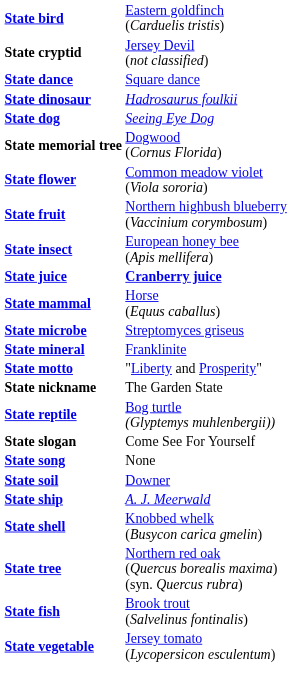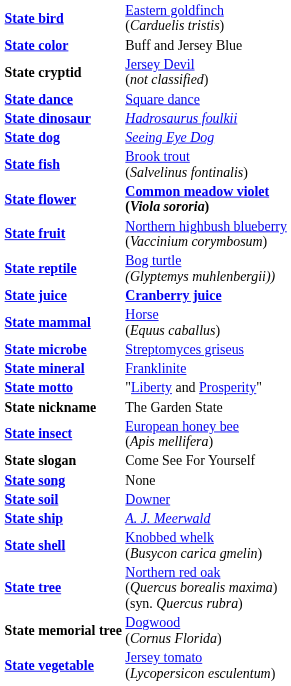+ row: (37, 45)
rows swapped: (32, 611) <-> (63, 145)
(194, 180) normal -> (197, 199) bold
rows swapped: (38, 249) <-> (41, 415)
